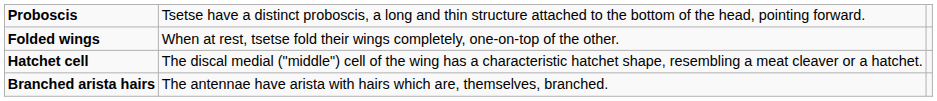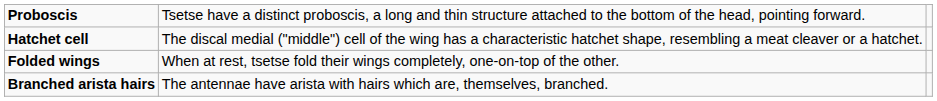rows swapped: (54, 38) <-> (48, 61)
